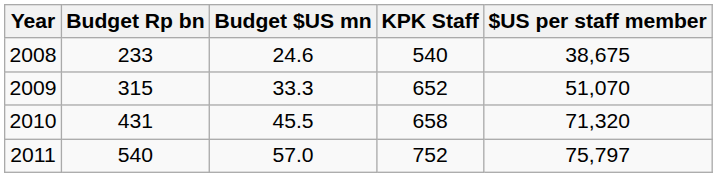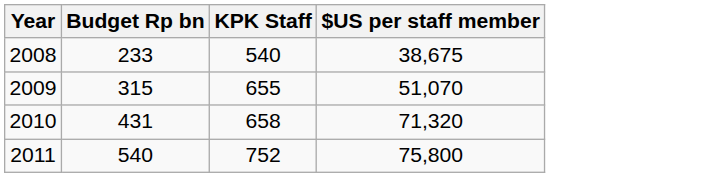- column: (293, 21)
(430, 88) 652 -> (263, 88) 655
(598, 155) 75,797 -> (431, 155) 75,800
